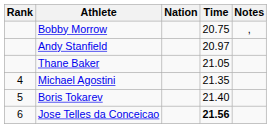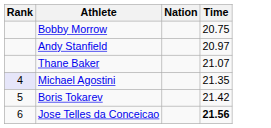- column: (249, 13)
(216, 64) 21.05 -> (216, 64) 21.07
(20, 81) no background -> (20, 81) lavender background
(216, 98) 21.40 -> (216, 98) 21.42
